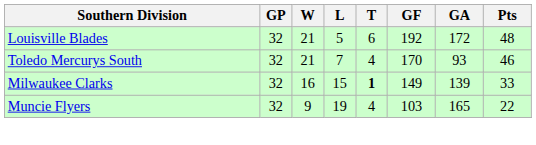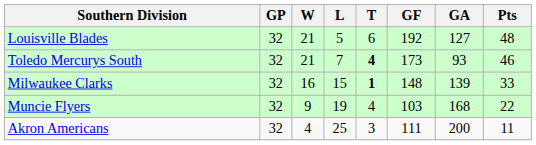(459, 38) 172 -> (459, 38) 127
(372, 60) normal -> (372, 60) bold
(411, 60) 170 -> (411, 60) 173
(411, 83) 149 -> (411, 83) 148
(459, 106) 165 -> (459, 106) 168
+ row: (58, 128)
